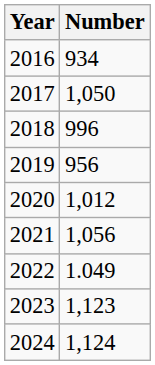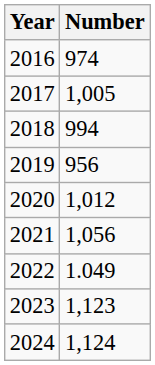(82, 57) 934 -> (82, 57) 974
(90, 93) 1,050 -> (90, 93) 1,005
(82, 128) 996 -> (82, 128) 994
